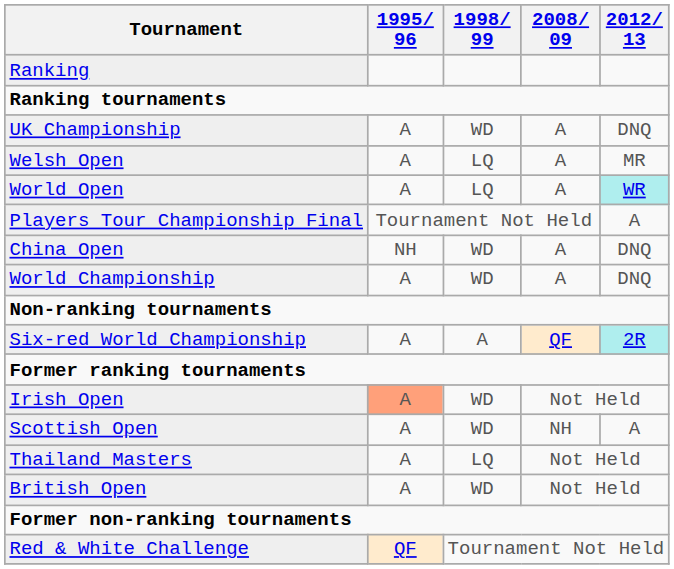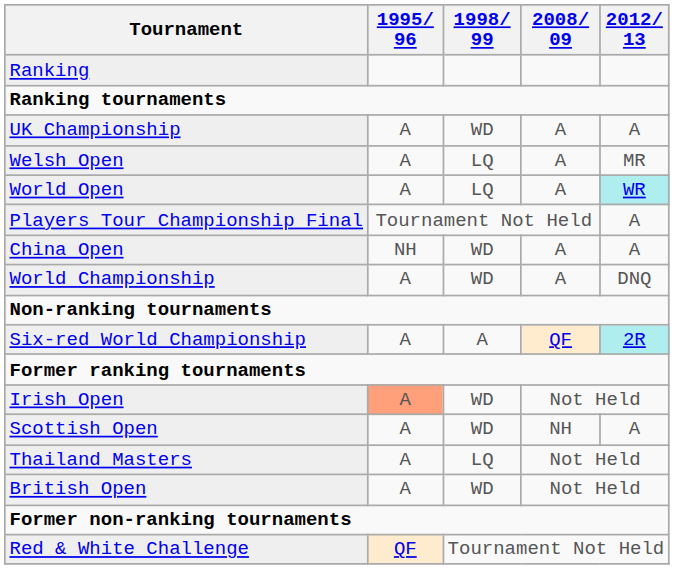(634, 130) DNQ -> (634, 130) A
(634, 250) DNQ -> (634, 250) A
